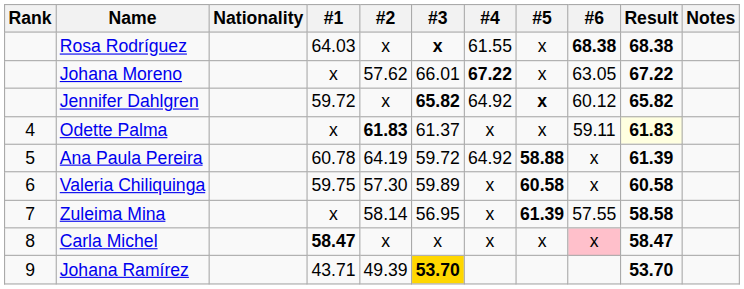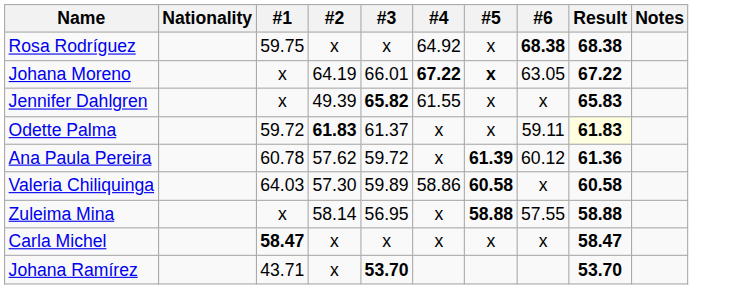- column: (30, 18)
(333, 46) 64.03 -> (282, 46) 59.75
(438, 46) bold -> (387, 46) normal
(490, 46) 61.55 -> (439, 46) 64.92
(386, 74) 57.62 -> (334, 74) 64.19
(542, 74) normal -> (491, 74) bold
(333, 102) 59.72 -> (282, 102) x
(386, 102) x -> (334, 102) 49.39
(490, 102) 64.92 -> (439, 102) 61.55
(542, 102) bold -> (491, 102) normal
(594, 102) 60.12 -> (543, 102) x
(651, 102) 65.82 -> (600, 102) 65.83
(333, 130) x -> (282, 130) 59.72
(386, 158) 64.19 -> (334, 158) 57.62
(490, 158) 64.92 -> (439, 158) x
(542, 158) 58.88 -> (491, 158) 61.39
(594, 158) x -> (543, 158) 60.12
(651, 158) 61.39 -> (600, 158) 61.36
(333, 185) 59.75 -> (282, 185) 64.03
(490, 185) x -> (439, 185) 58.86
(542, 213) 61.39 -> (491, 213) 58.88
(651, 213) 58.58 -> (600, 213) 58.88
(594, 241) pink background -> (543, 241) no background
(386, 269) 49.39 -> (334, 269) x
(438, 269) gold background -> (387, 269) no background
